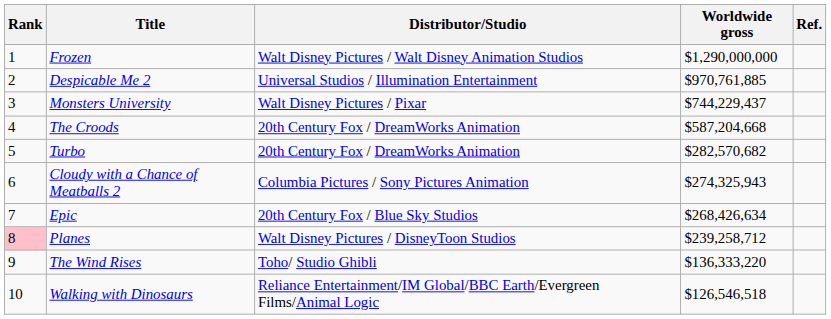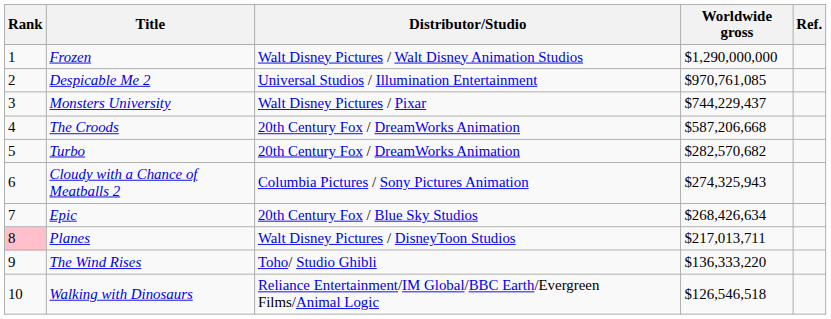(725, 80) $970,761,885 -> (725, 80) $970,761,085
(725, 127) $587,204,668 -> (725, 127) $587,206,668
(725, 238) $239,258,712 -> (725, 238) $217,013,711
